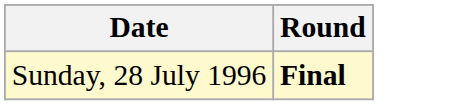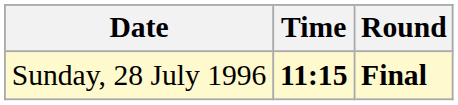+ column: (314, 27)
